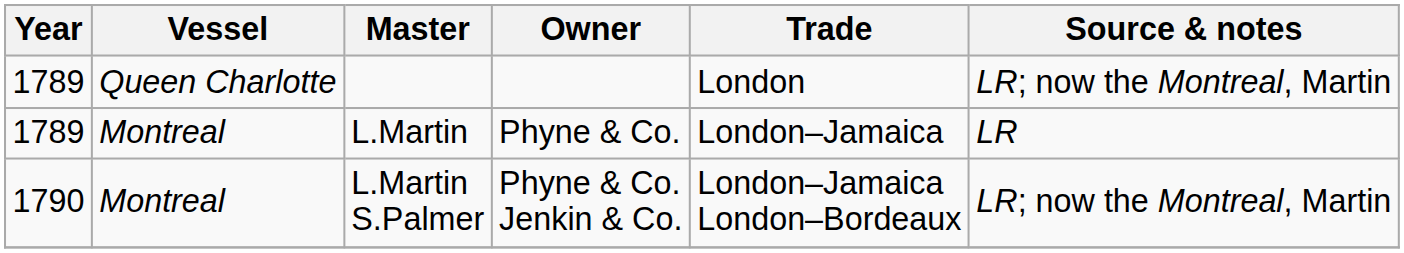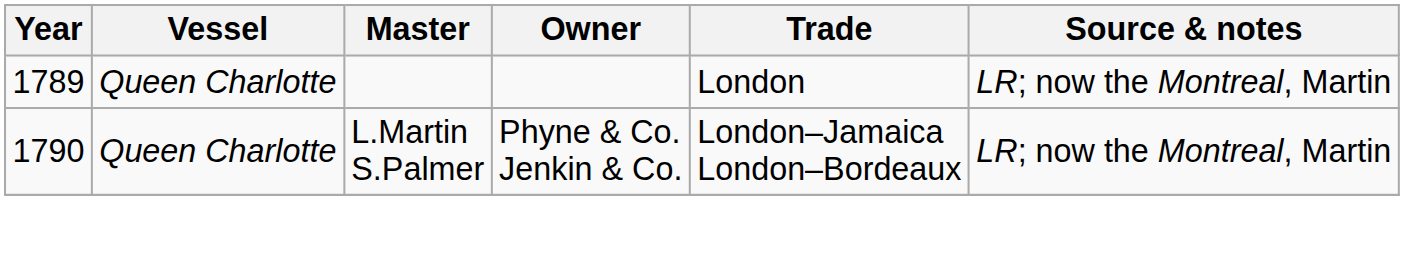- row: (410, 132)
(162, 202) Montreal -> (218, 150) Queen Charlotte
